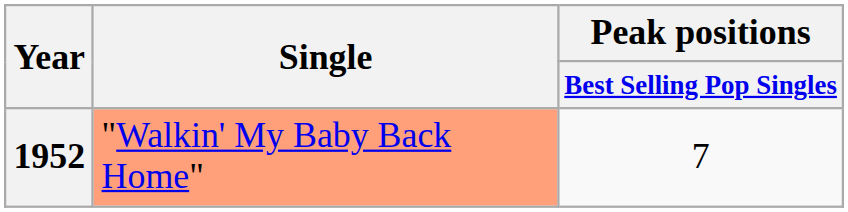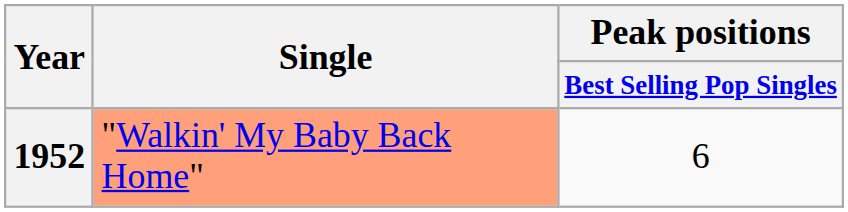(701, 156) 7 -> (701, 156) 6
